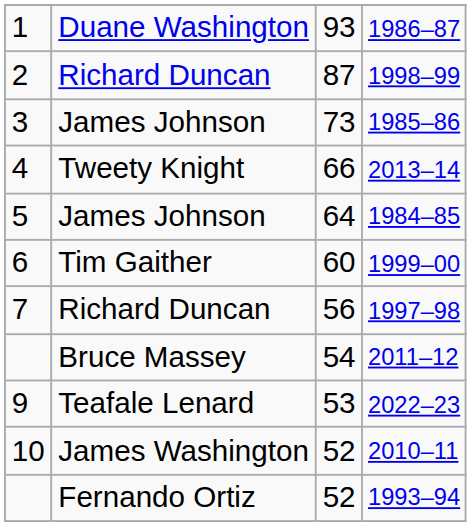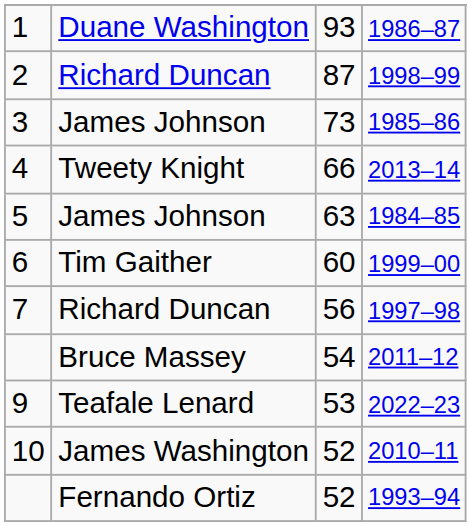(339, 215) 64 -> (339, 215) 63
